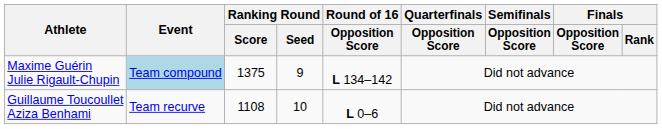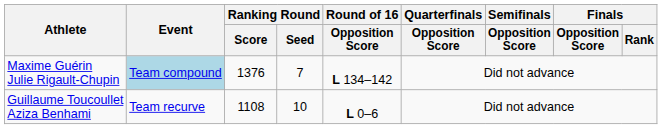(251, 73) 1375 -> (251, 73) 1376
(300, 73) 9 -> (300, 73) 7
